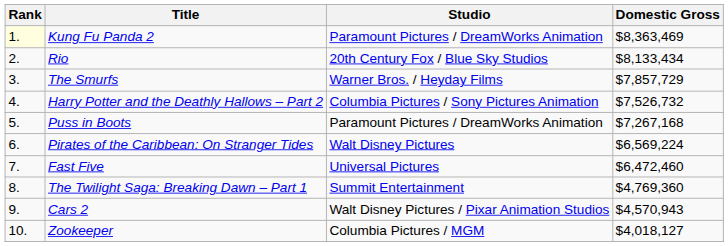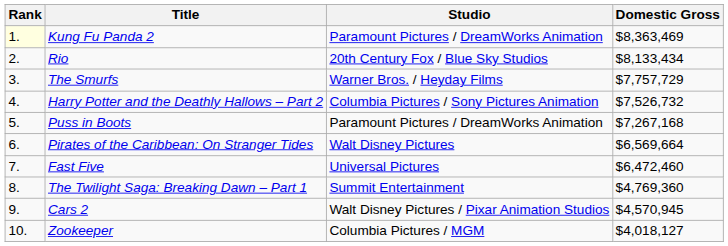(650, 79) $7,857,729 -> (650, 79) $7,757,729
(650, 144) $6,569,224 -> (650, 144) $6,569,664
(650, 209) $4,570,943 -> (650, 209) $4,570,945
